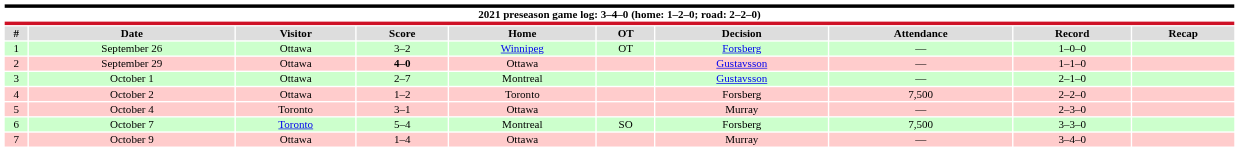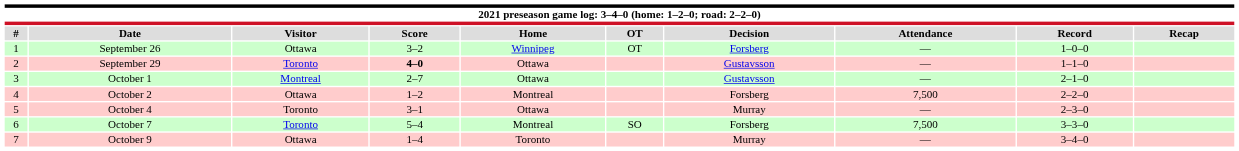(296, 63) Ottawa -> (301, 63) Toronto
(296, 79) Ottawa -> (301, 79) Montreal
(522, 79) Montreal -> (533, 79) Ottawa
(522, 94) Toronto -> (533, 94) Montreal
(522, 139) Ottawa -> (533, 139) Toronto
